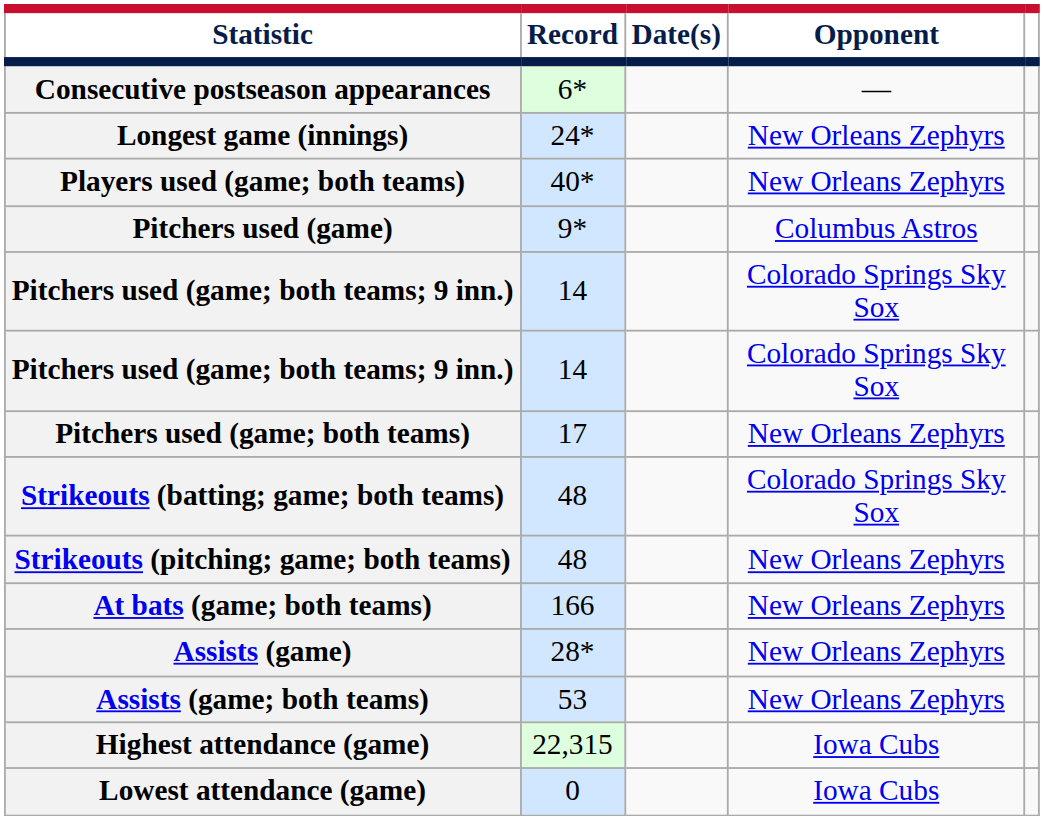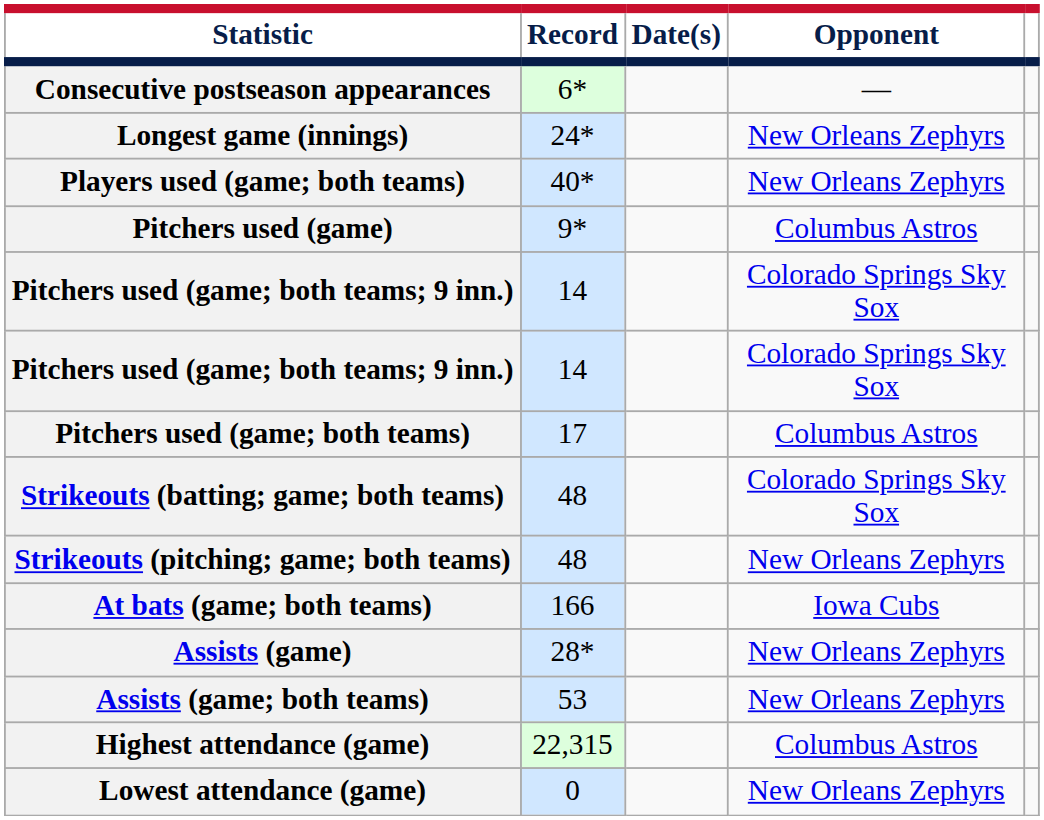(876, 433) New Orleans Zephyrs -> (876, 433) Columbus Astros
(876, 605) New Orleans Zephyrs -> (876, 605) Iowa Cubs
(876, 744) Iowa Cubs -> (876, 744) Columbus Astros
(876, 791) Iowa Cubs -> (876, 791) New Orleans Zephyrs
